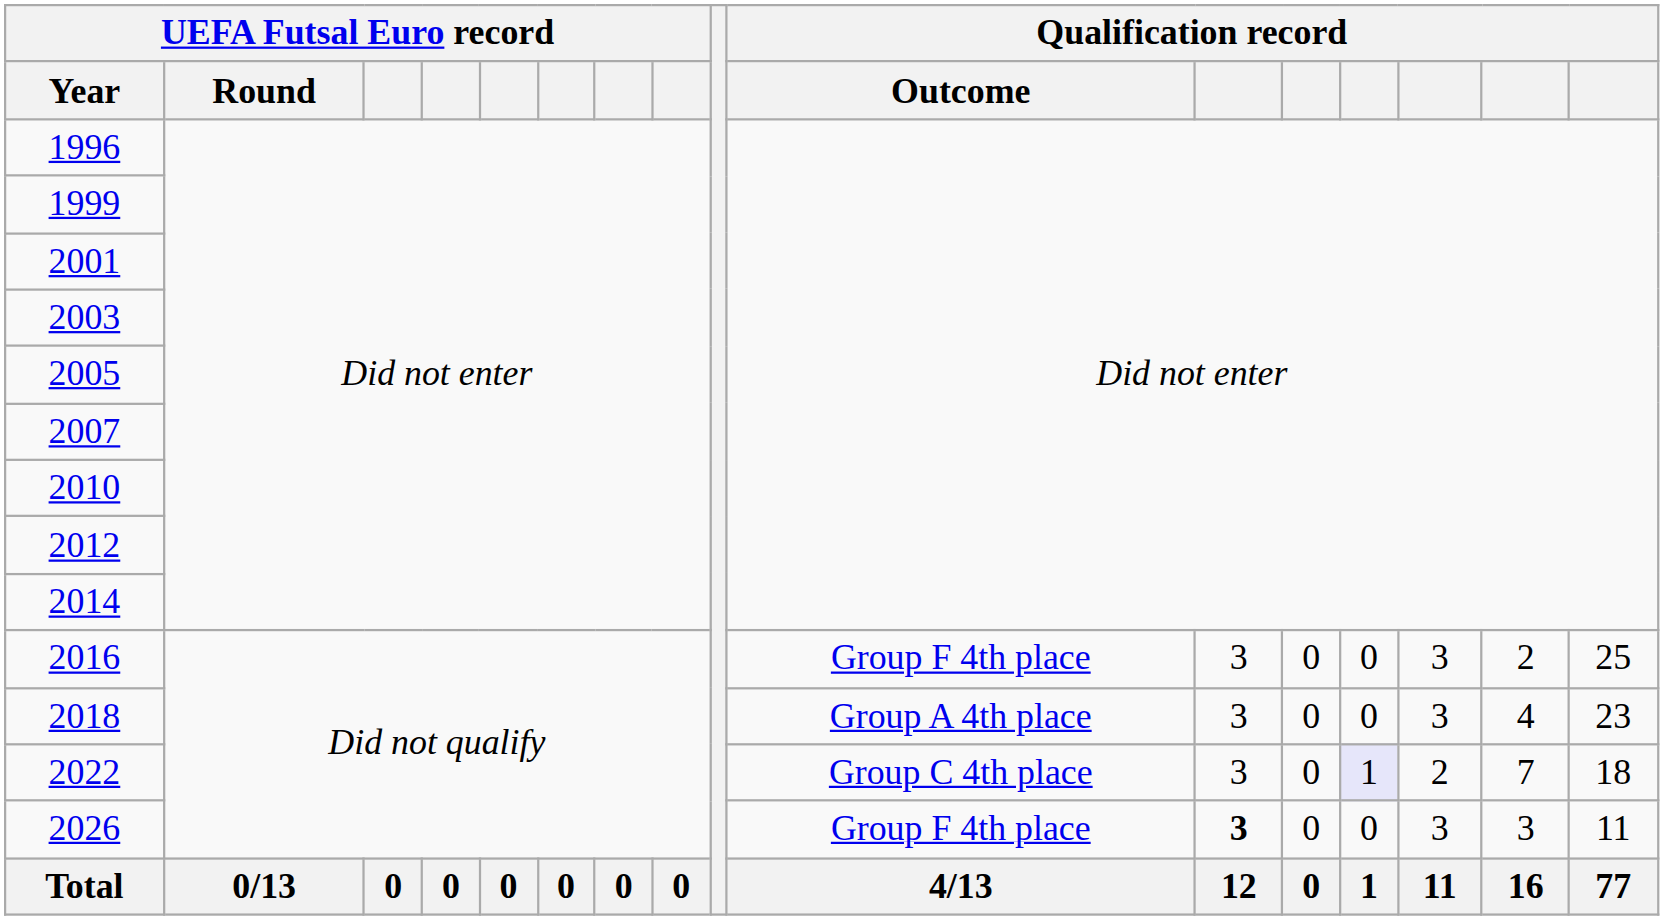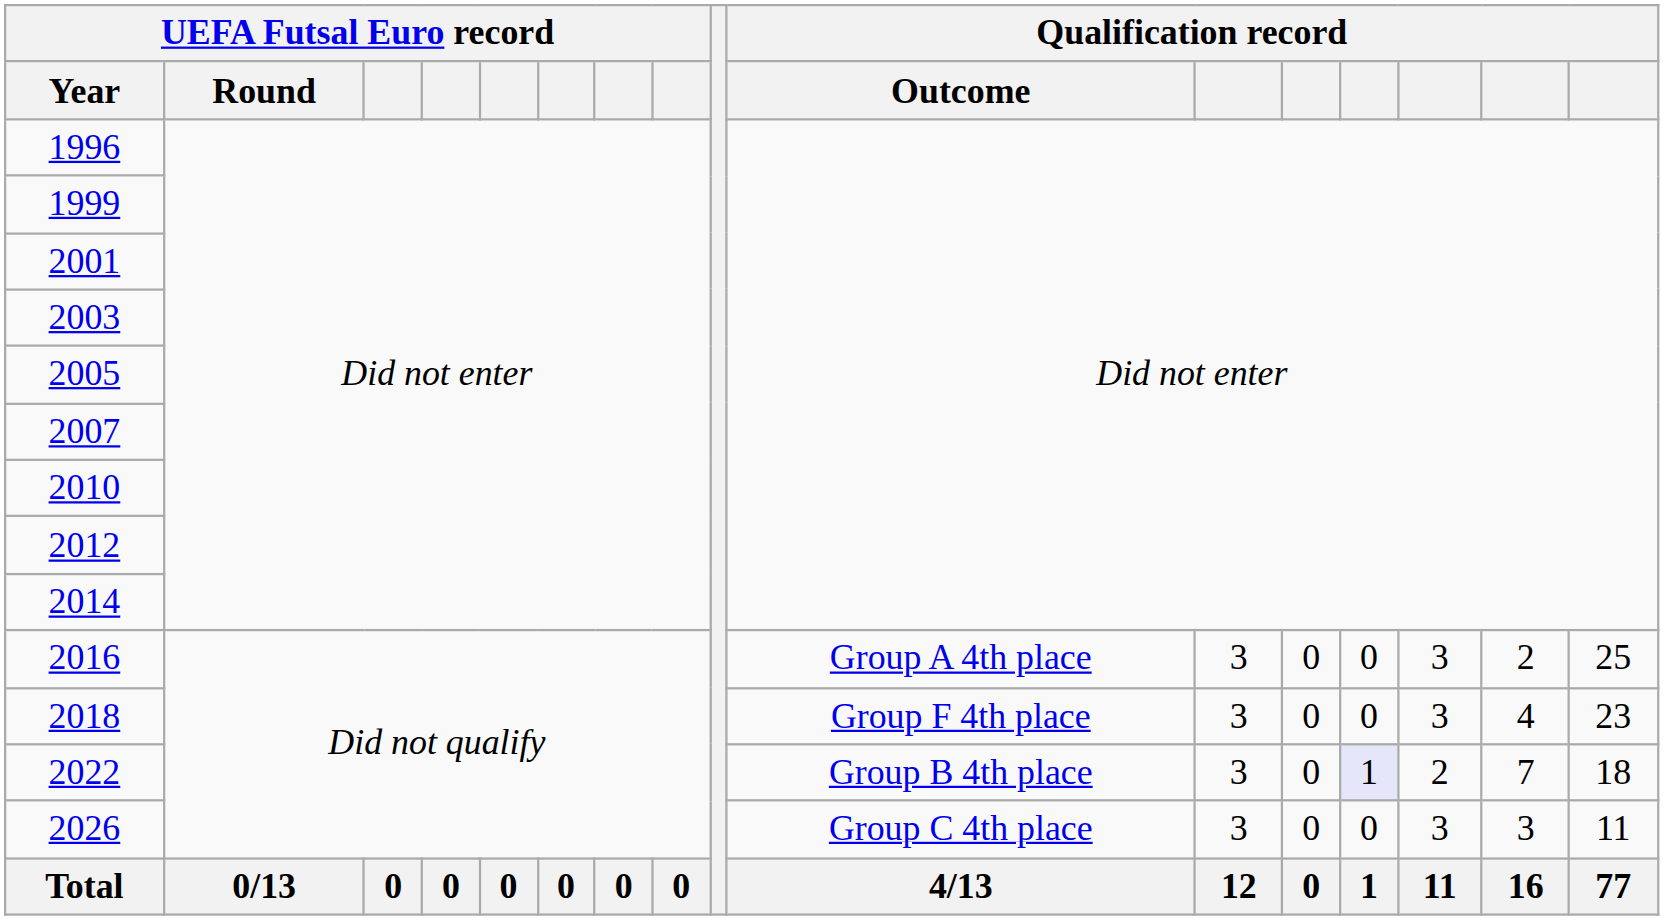(961, 658) Group F 4th place -> (961, 658) Group A 4th place
(961, 715) Group A 4th place -> (961, 715) Group F 4th place
(961, 771) Group C 4th place -> (961, 771) Group B 4th place
(961, 828) Group F 4th place -> (961, 828) Group C 4th place
(1239, 828) bold -> (1239, 828) normal
